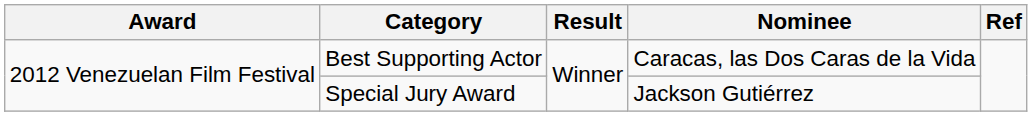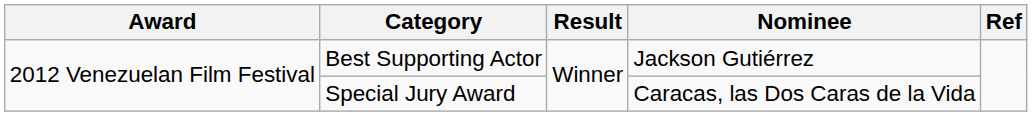(805, 57) Caracas, las Dos Caras de la Vida -> (724, 57) Jackson Gutiérrez
(724, 93) Jackson Gutiérrez -> (805, 93) Caracas, las Dos Caras de la Vida
